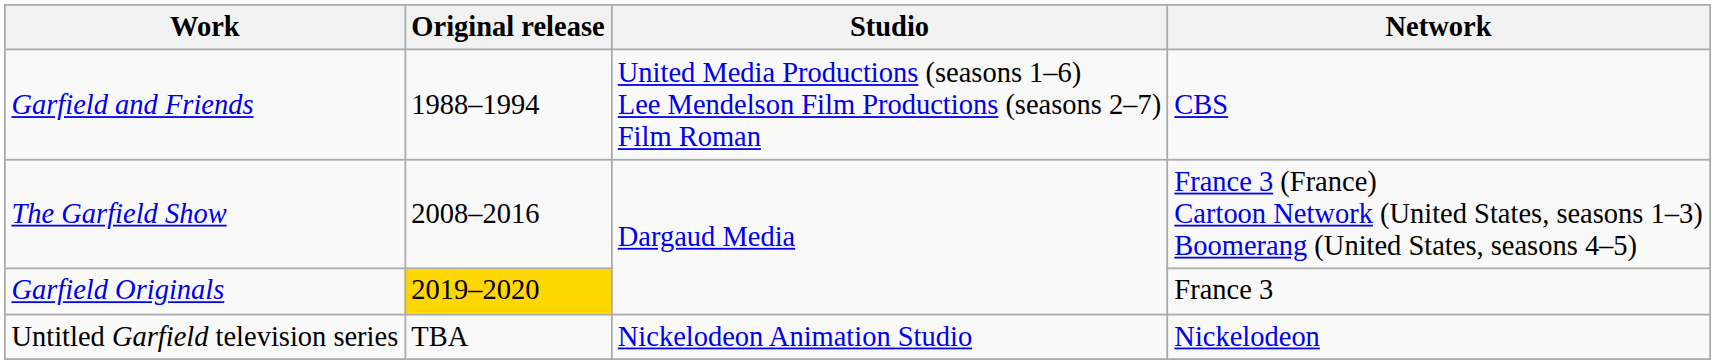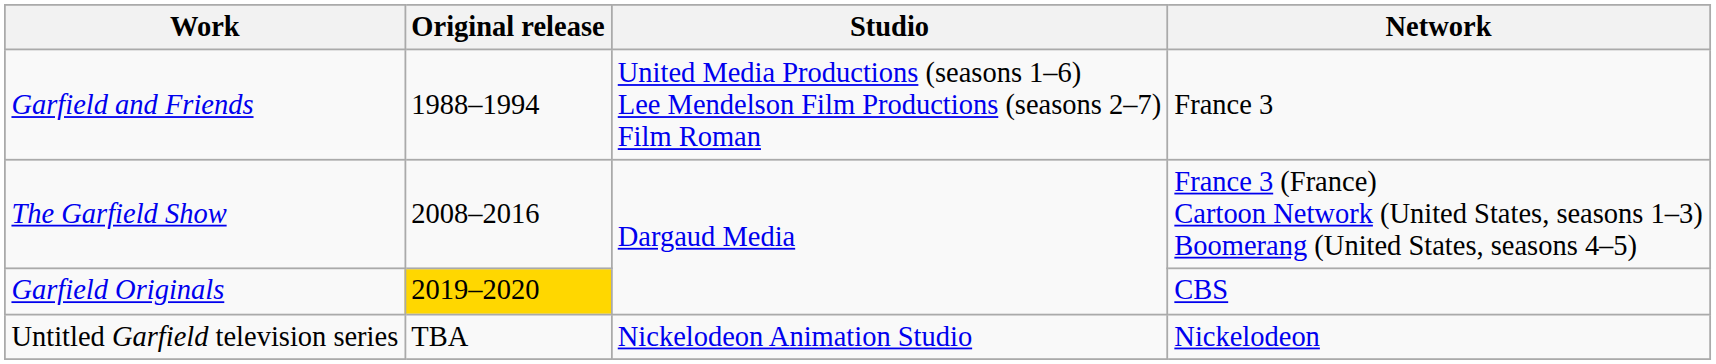(1201, 104) CBS -> (1224, 104) France 3
(1224, 290) France 3 -> (1201, 290) CBS
